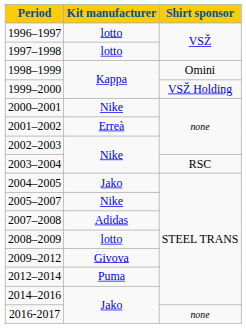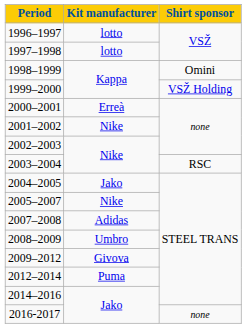(111, 107) Nike -> (111, 107) Erreà
(111, 126) Erreà -> (111, 126) Nike
(111, 239) lotto -> (111, 239) Umbro
